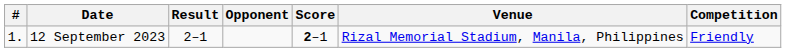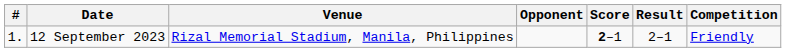columns swapped: (513, 15) <-> (195, 15)
